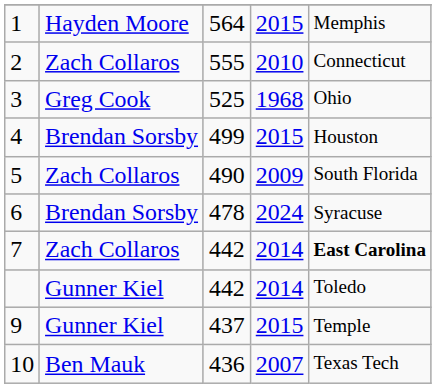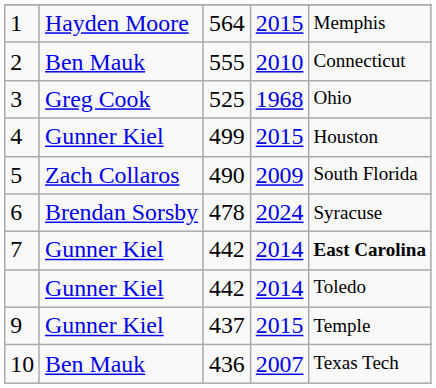(112, 61) Zach Collaros -> (95, 61) Ben Mauk
(122, 136) Brendan Sorsby -> (104, 136) Gunner Kiel
(112, 250) Zach Collaros -> (104, 250) Gunner Kiel
